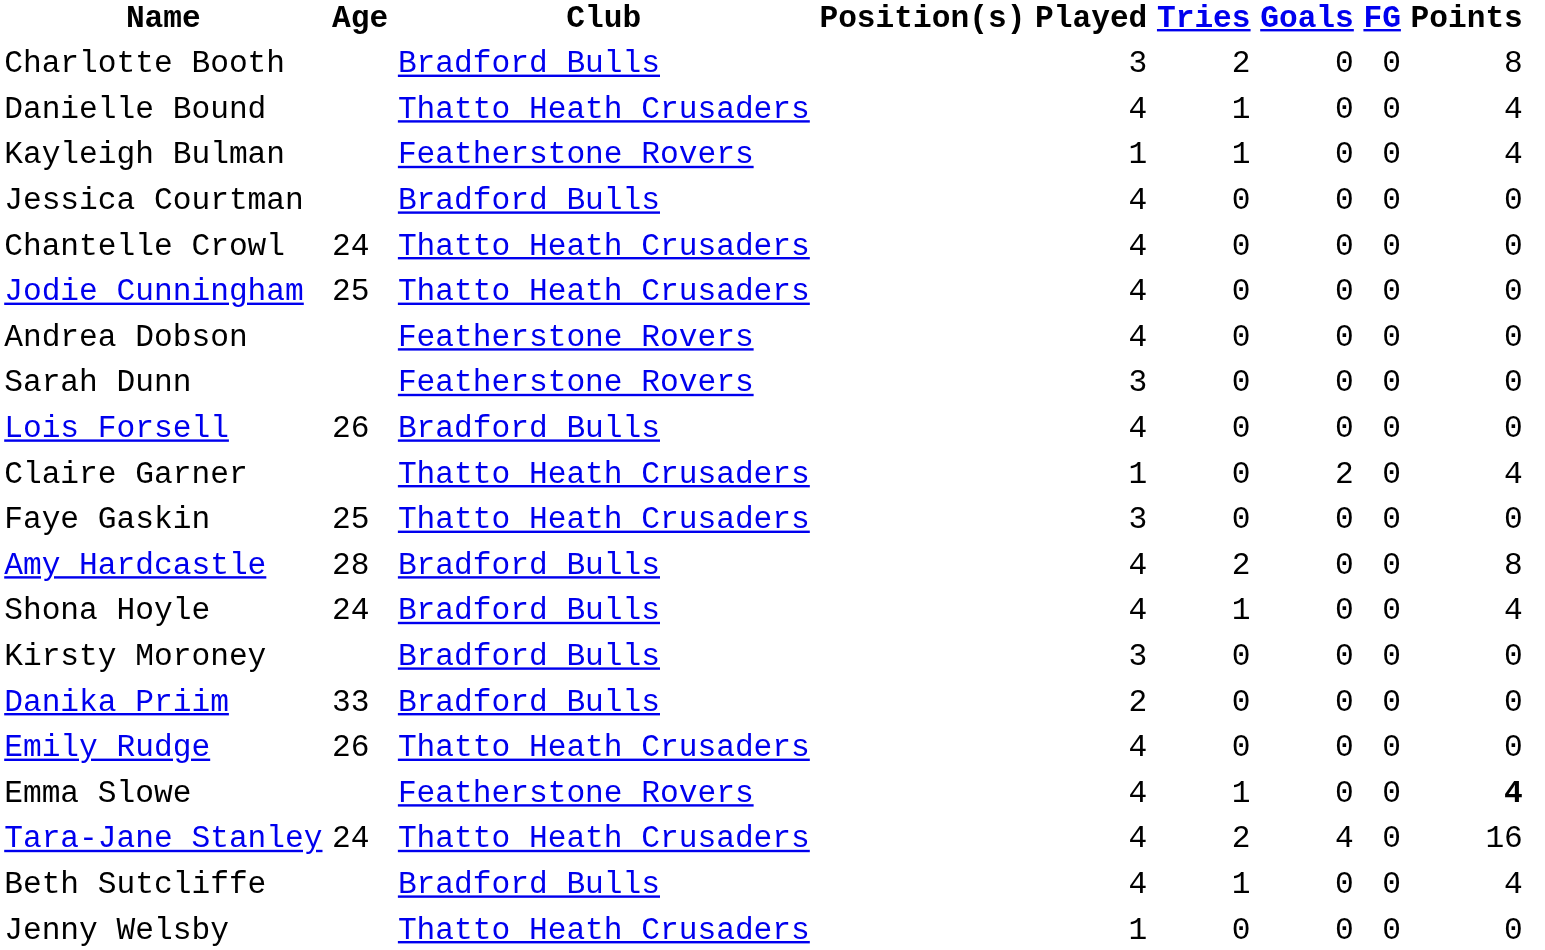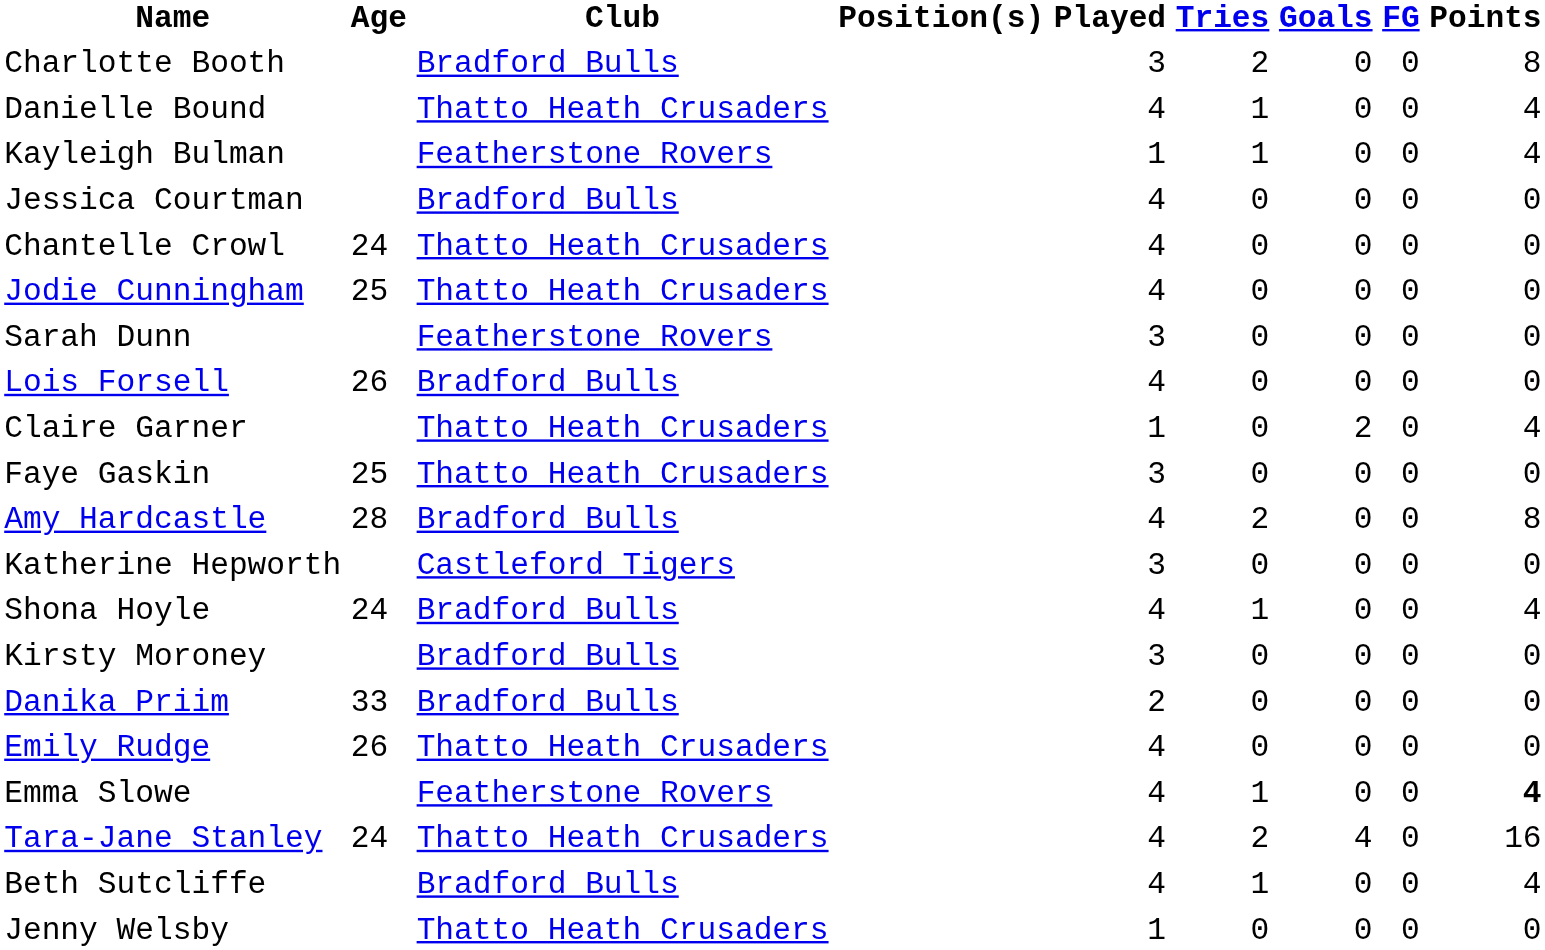- row: (126, 337)
+ row: (173, 565)
